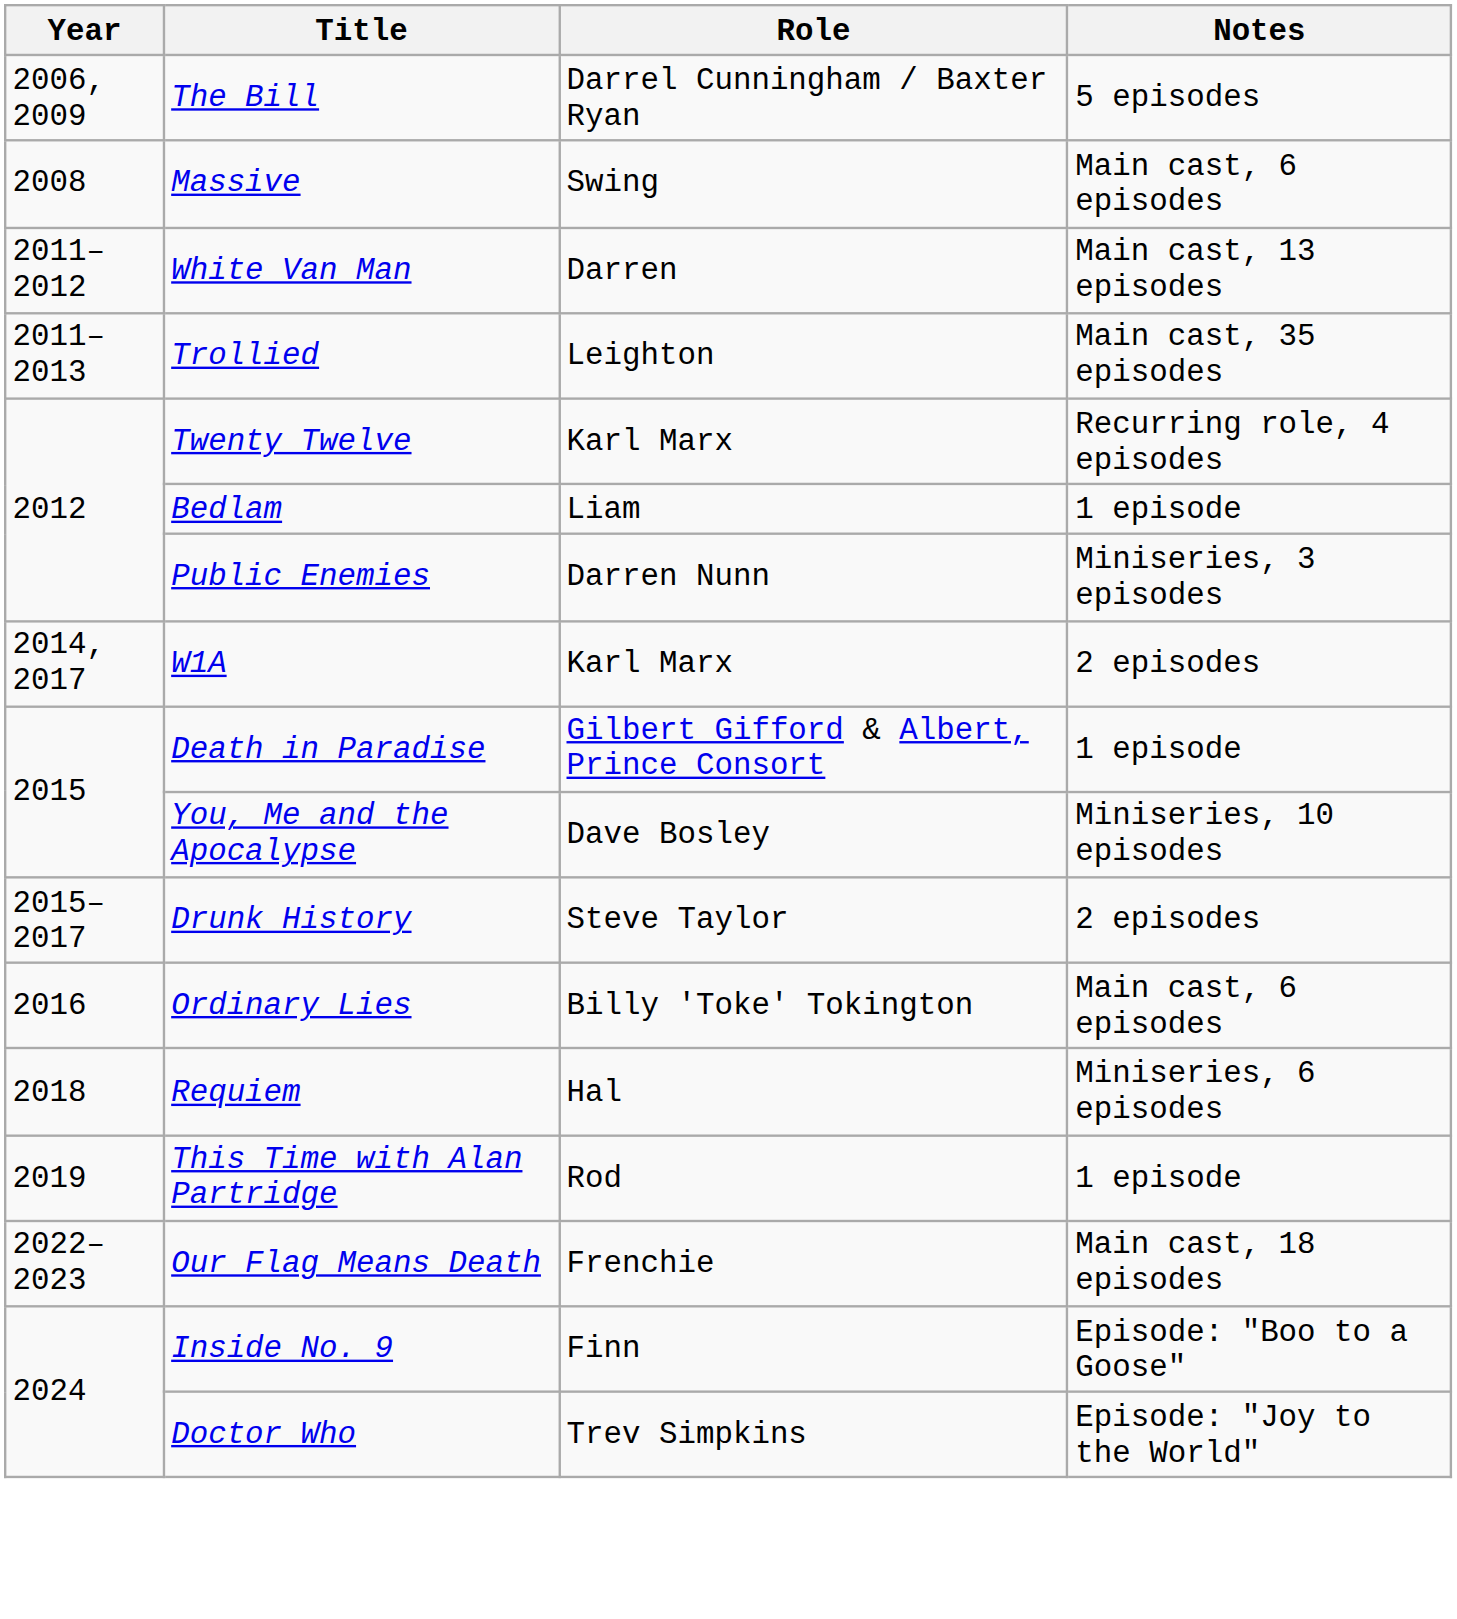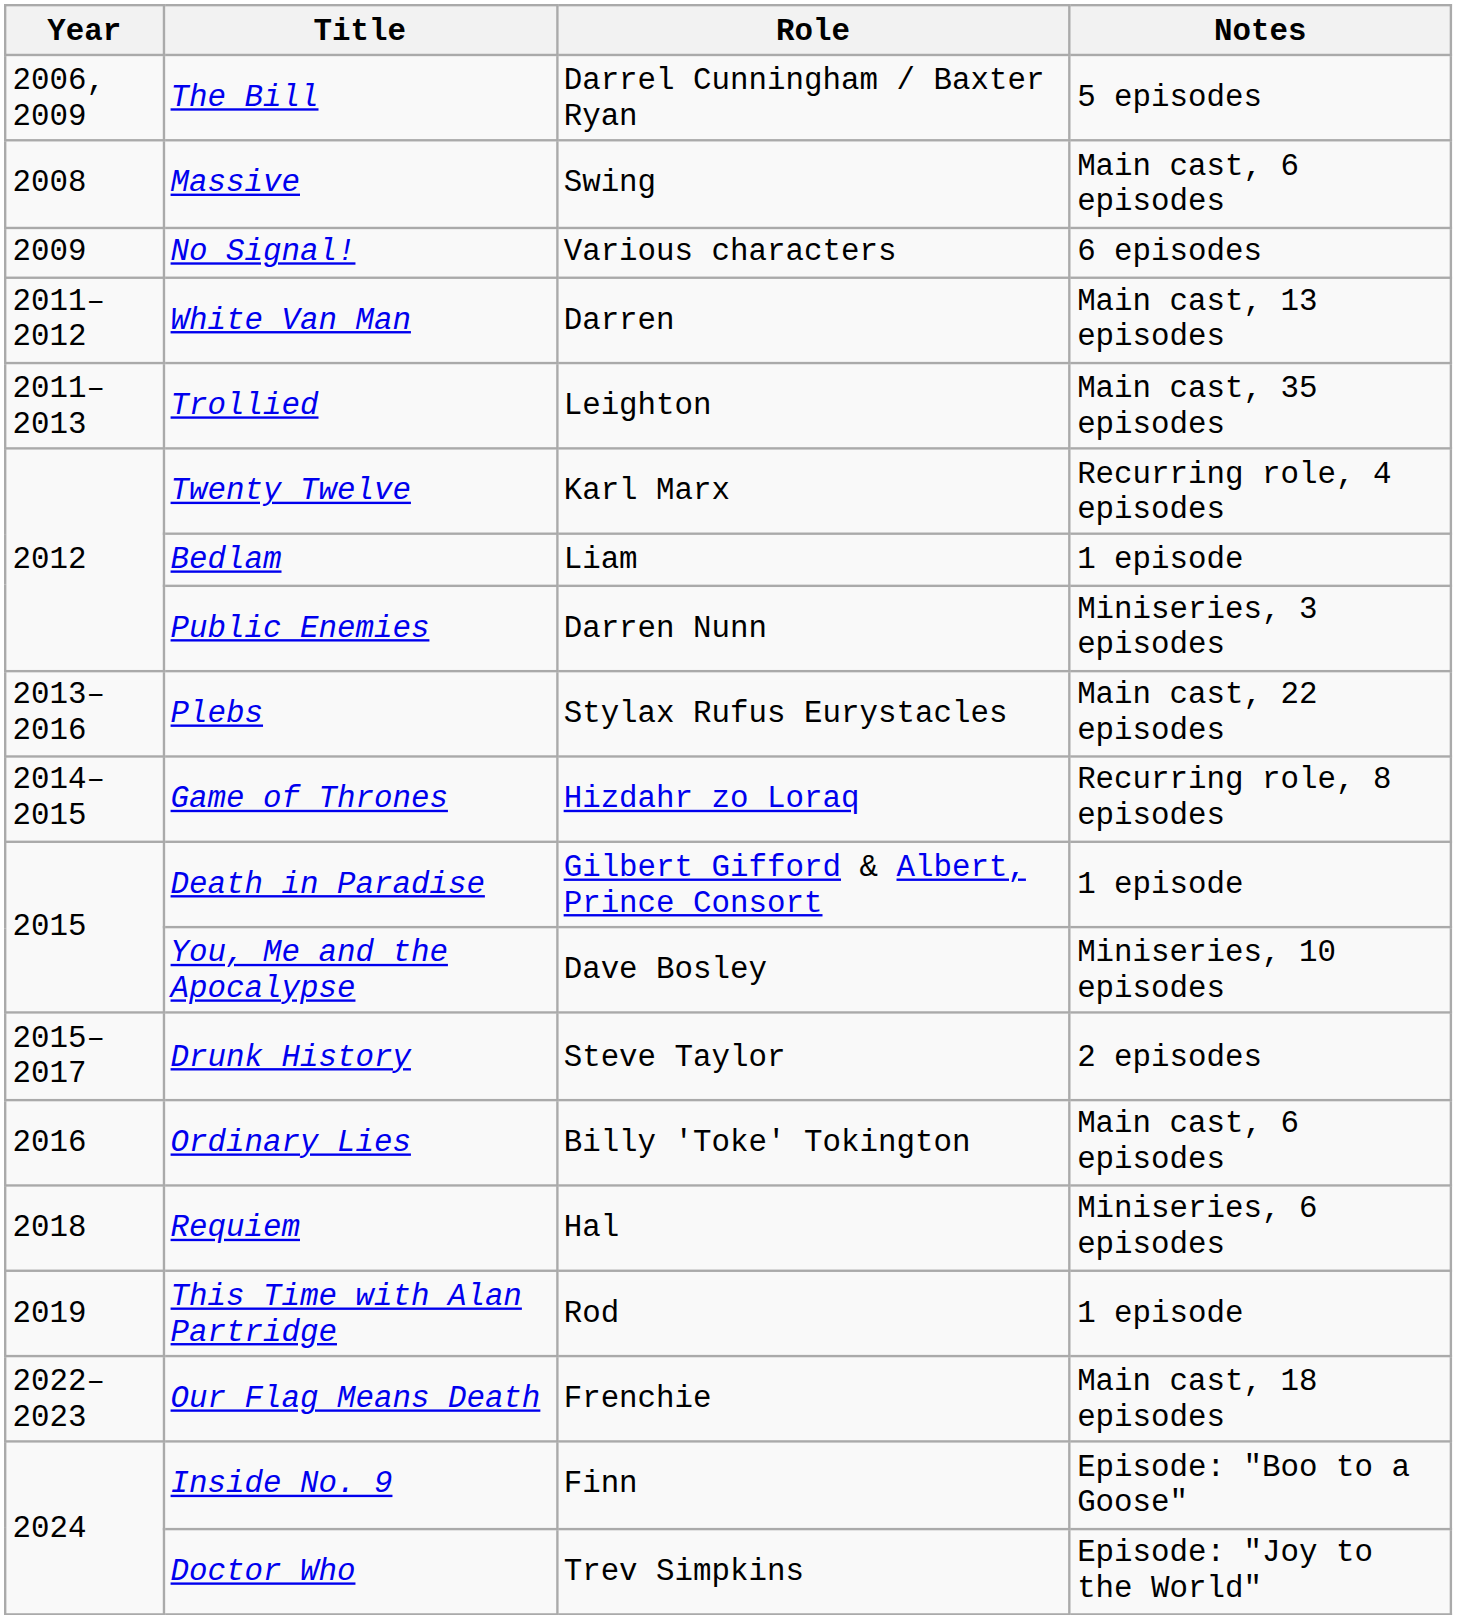+ row: (263, 252)
+ row: (217, 713)
+ row: (309, 799)
- row: (199, 663)
